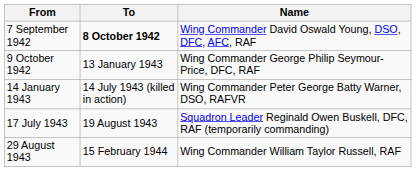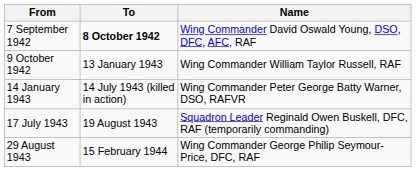(282, 65) Wing Commander George Philip Seymour-Price, DFC, RAF -> (291, 65) Wing Commander William Taylor Russell, RAF
(291, 152) Wing Commander William Taylor Russell, RAF -> (282, 152) Wing Commander George Philip Seymour-Price, DFC, RAF
